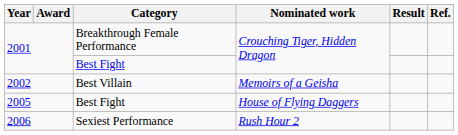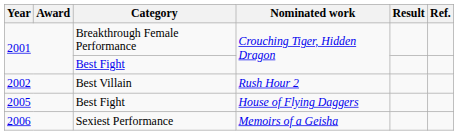(288, 83) Memoirs of a Geisha -> (269, 83) Rush Hour 2
(269, 121) Rush Hour 2 -> (288, 121) Memoirs of a Geisha
